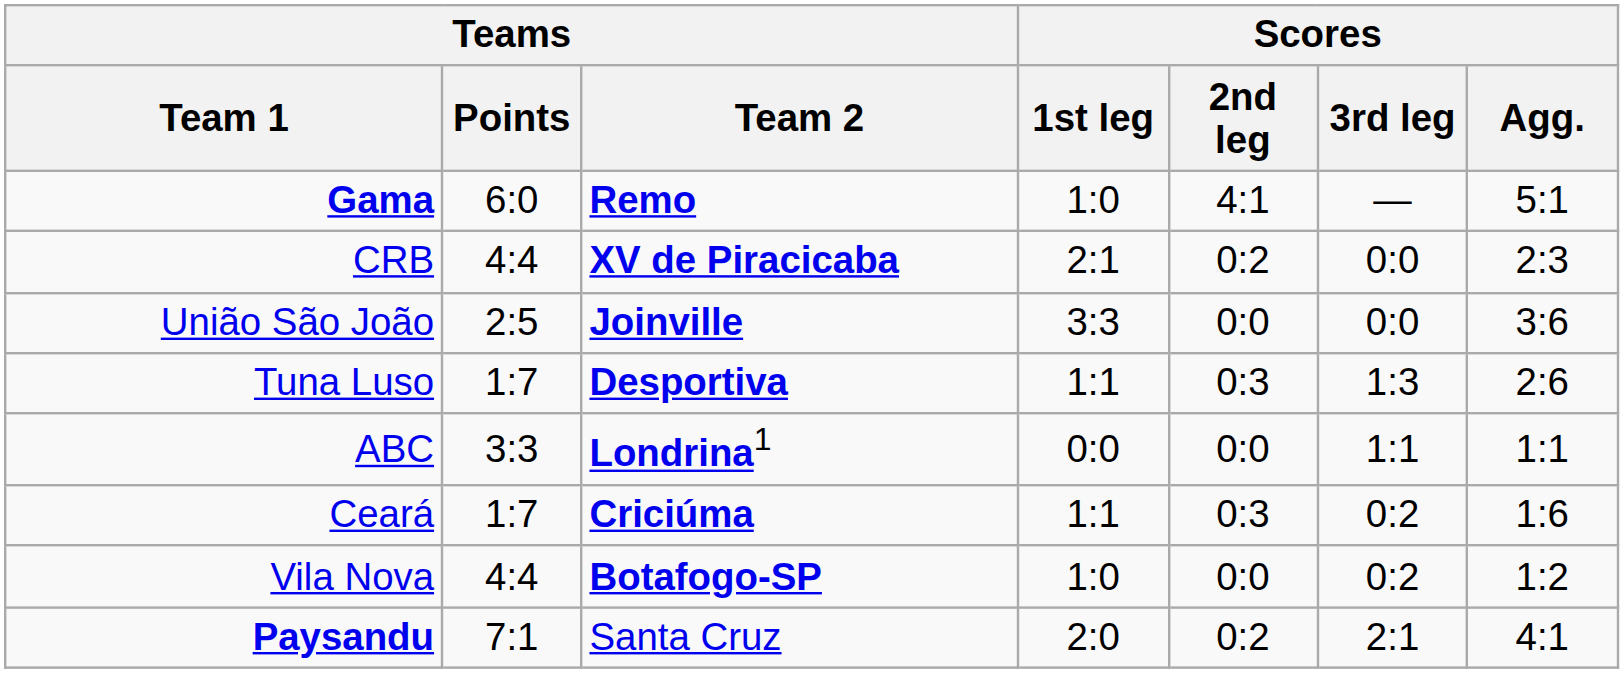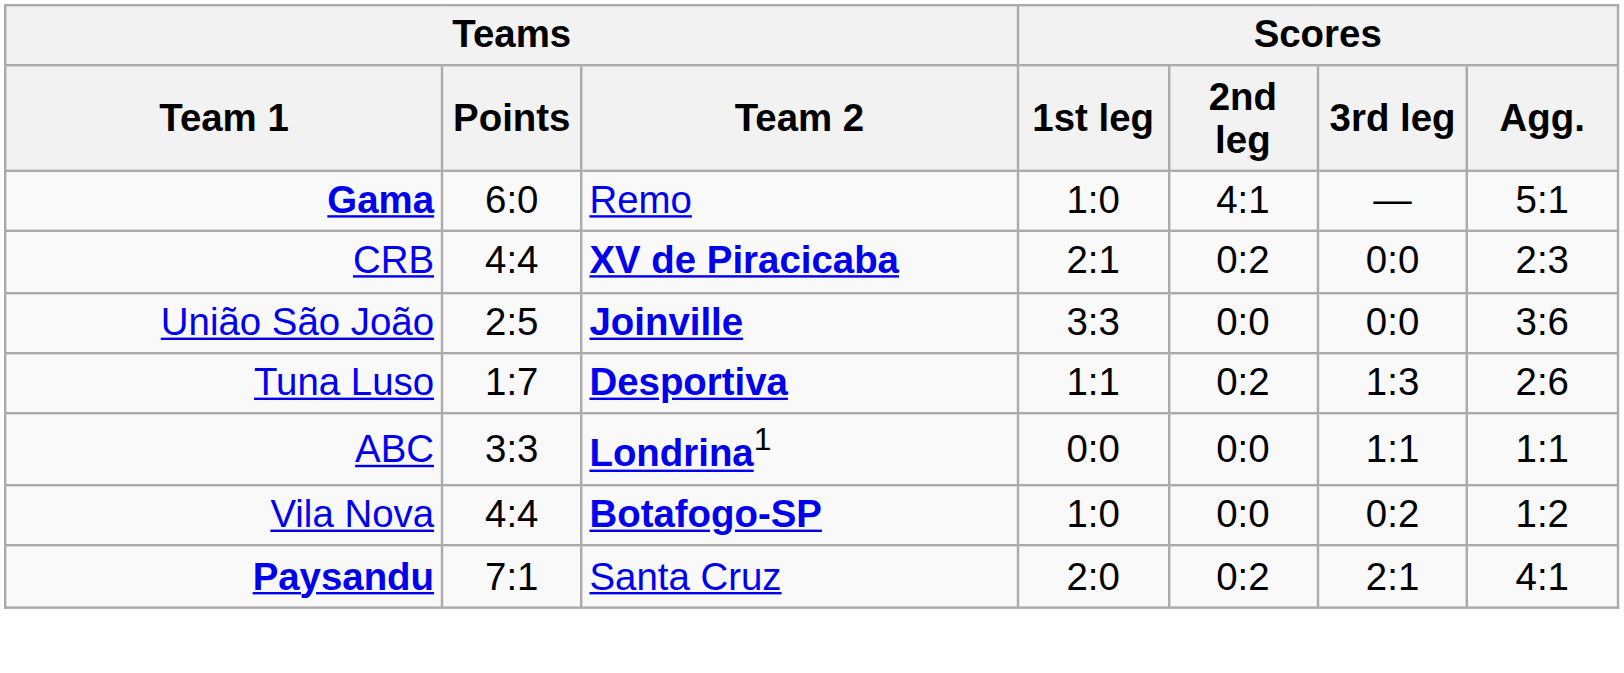(643, 199) bold -> (641, 199) normal
(1243, 382) 0:3 -> (1243, 382) 0:2
- row: (382, 514)
